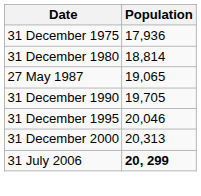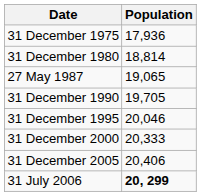(145, 139) 20,313 -> (145, 139) 20,333
+ row: (63, 160)
